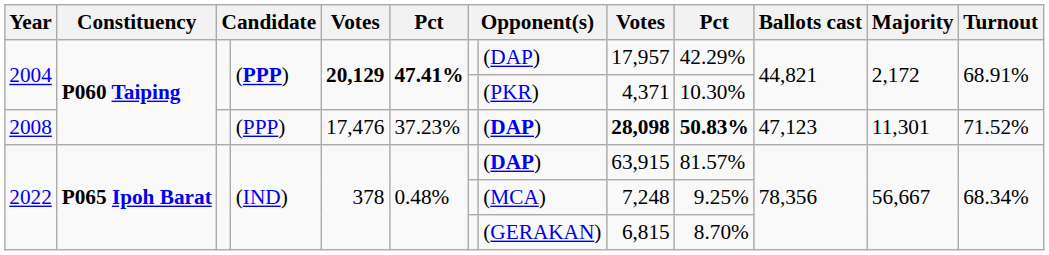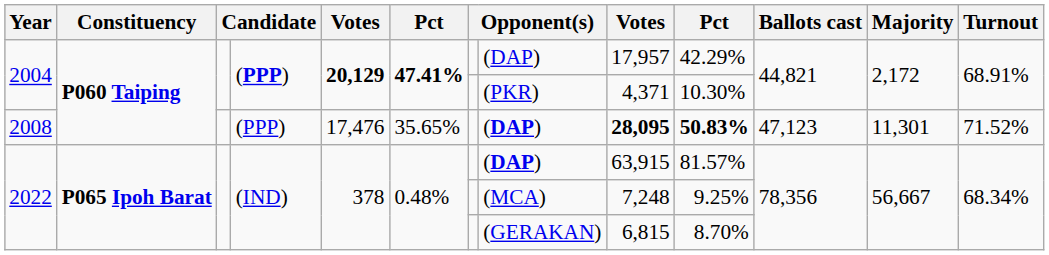(427, 127) 37.23% -> (427, 127) 35.65%
(641, 127) 28,098 -> (641, 127) 28,095
